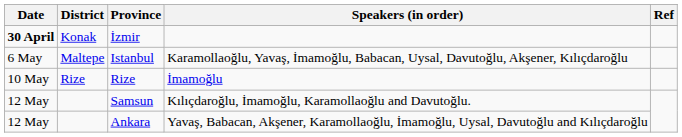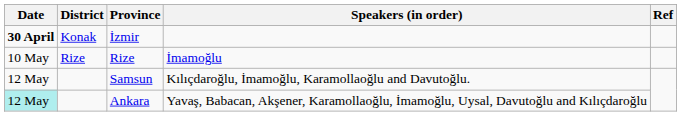- row: (132, 57)
(28, 121) no background -> (28, 100) paleturquoise background
